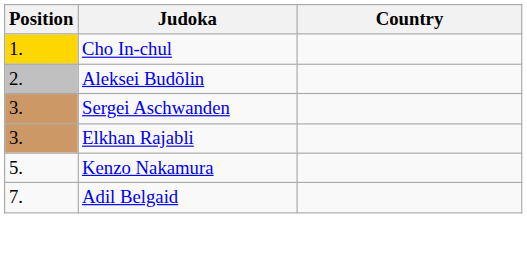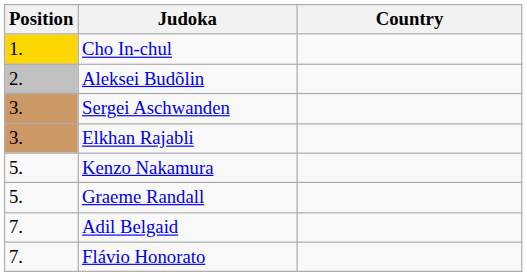+ row: (143, 197)
+ row: (144, 256)
